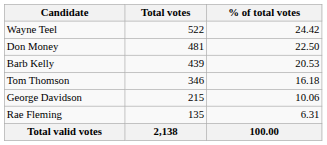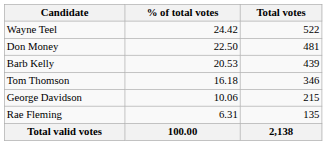columns swapped: (166, 13) <-> (264, 13)
